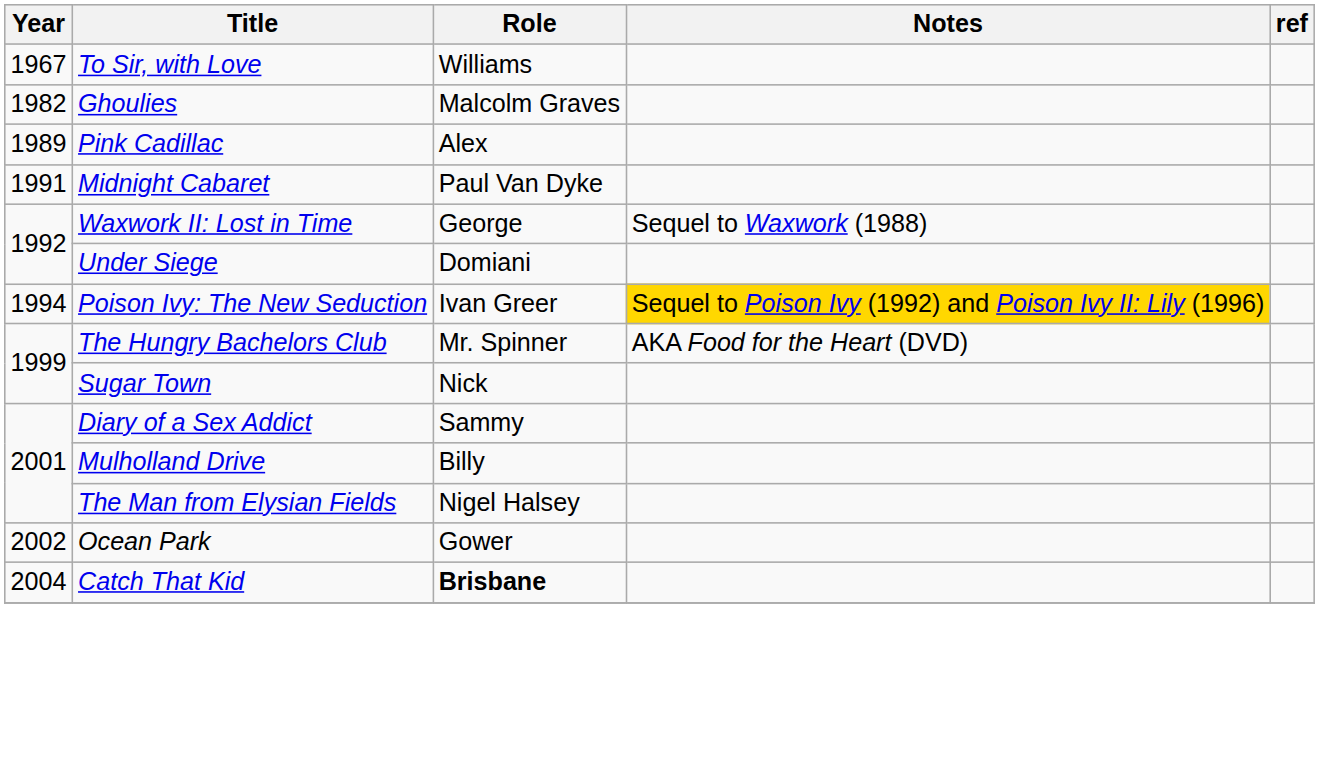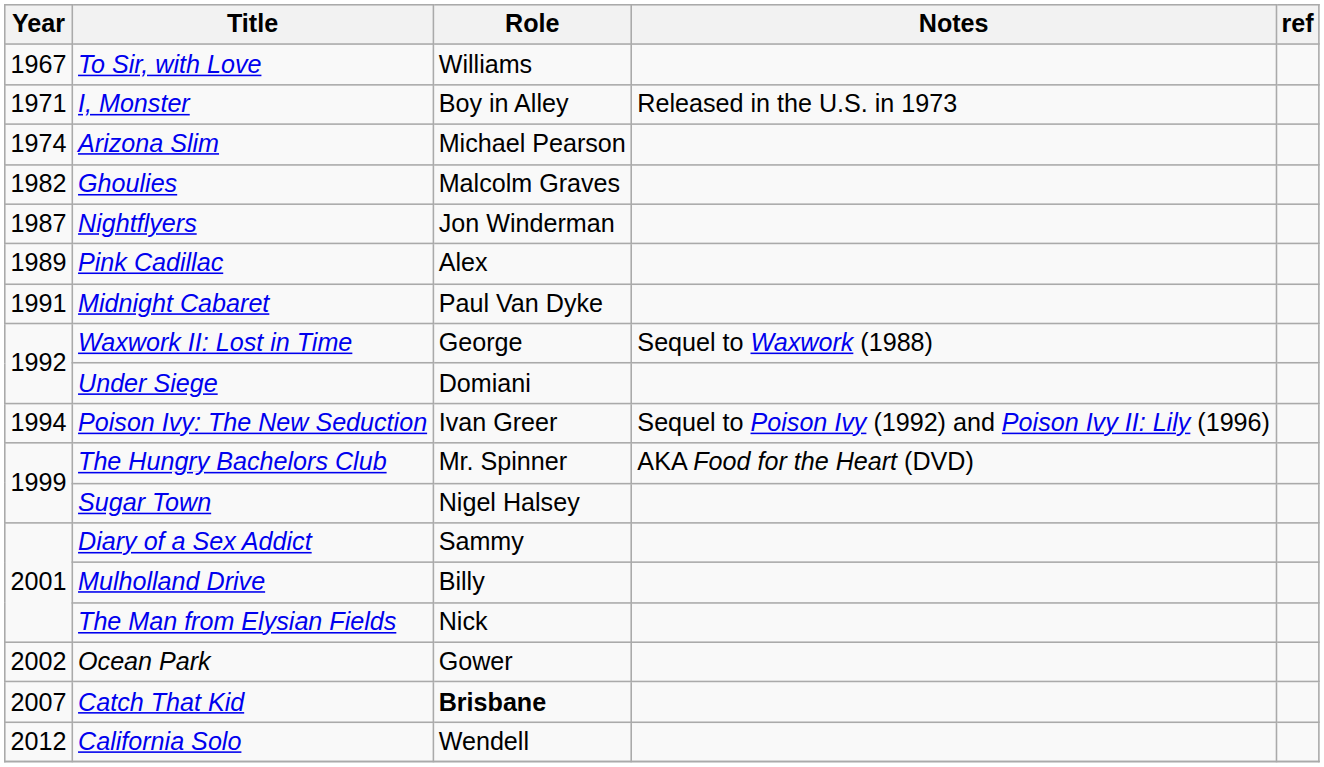+ row: (134, 104)
+ row: (149, 143)
+ row: (137, 223)
(948, 303) gold background -> (954, 422) no background
(463, 382) Nick -> (509, 502) Nigel Halsey
(509, 502) Nigel Halsey -> (463, 622) Nick
(39, 582) 2004 -> (39, 701) 2007
+ row: (160, 741)
